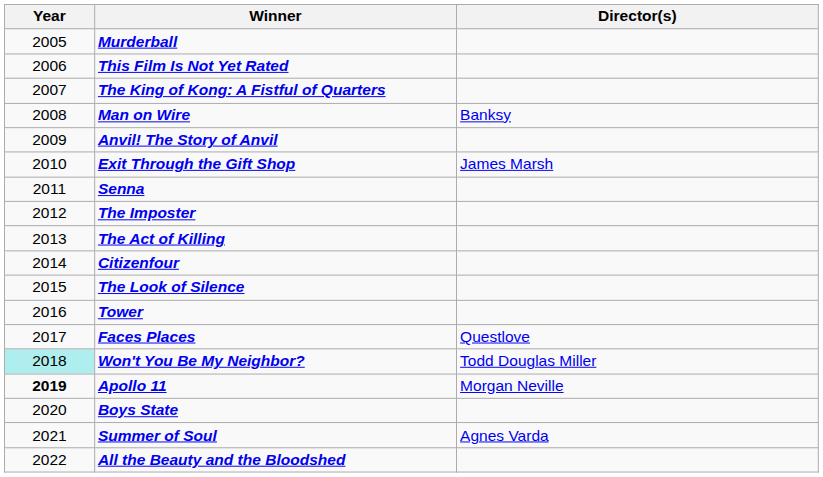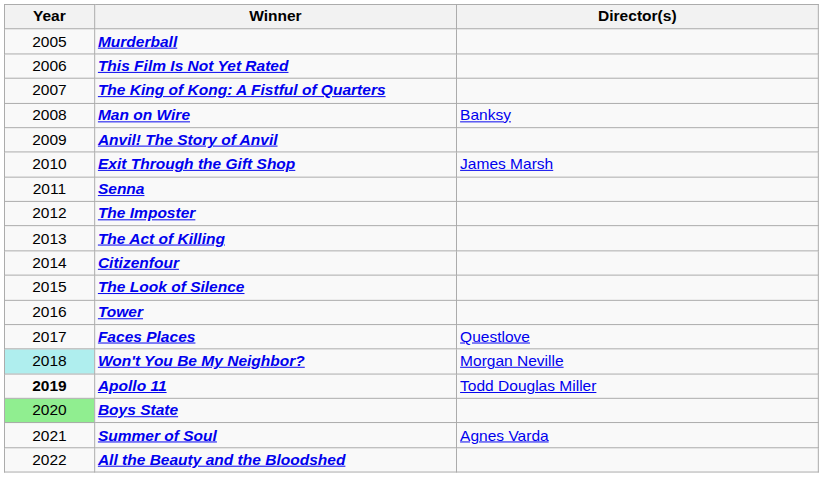(528, 361) Todd Douglas Miller -> (512, 361) Morgan Neville
(512, 386) Morgan Neville -> (528, 386) Todd Douglas Miller
(49, 410) no background -> (49, 410) lightgreen background
